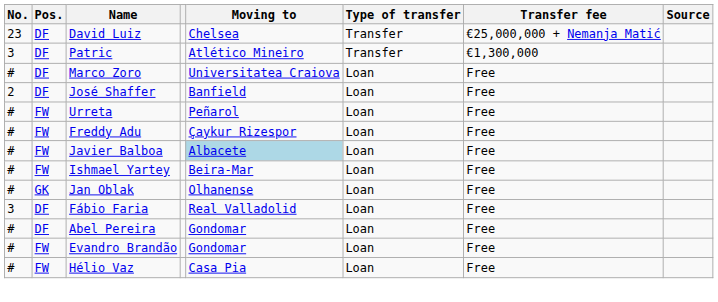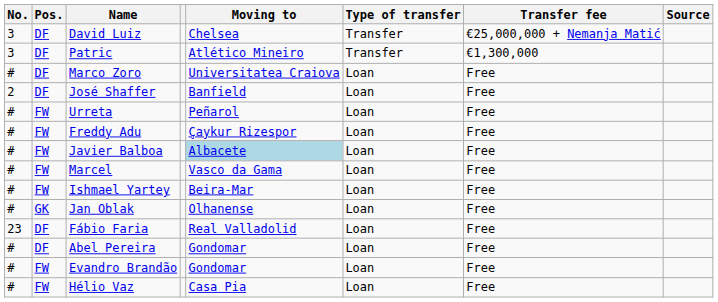(15, 34) 23 -> (11, 34) 3
+ row: (91, 170)
(11, 209) 3 -> (15, 229) 23
